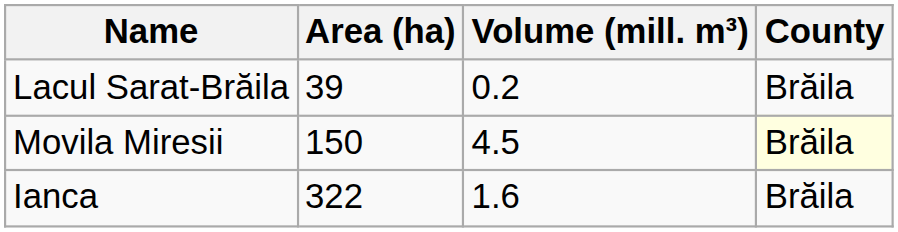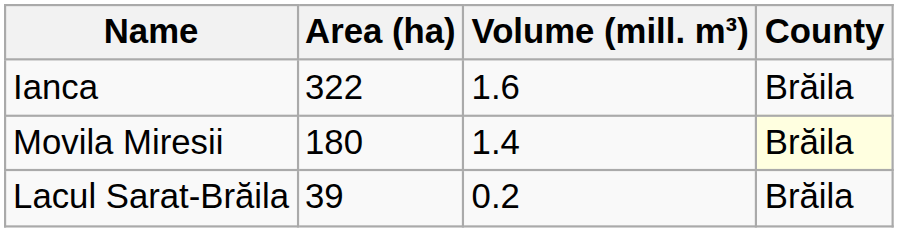rows swapped: (56, 197) <-> (151, 87)
(334, 142) 150 -> (334, 142) 180
(496, 142) 4.5 -> (496, 142) 1.4
